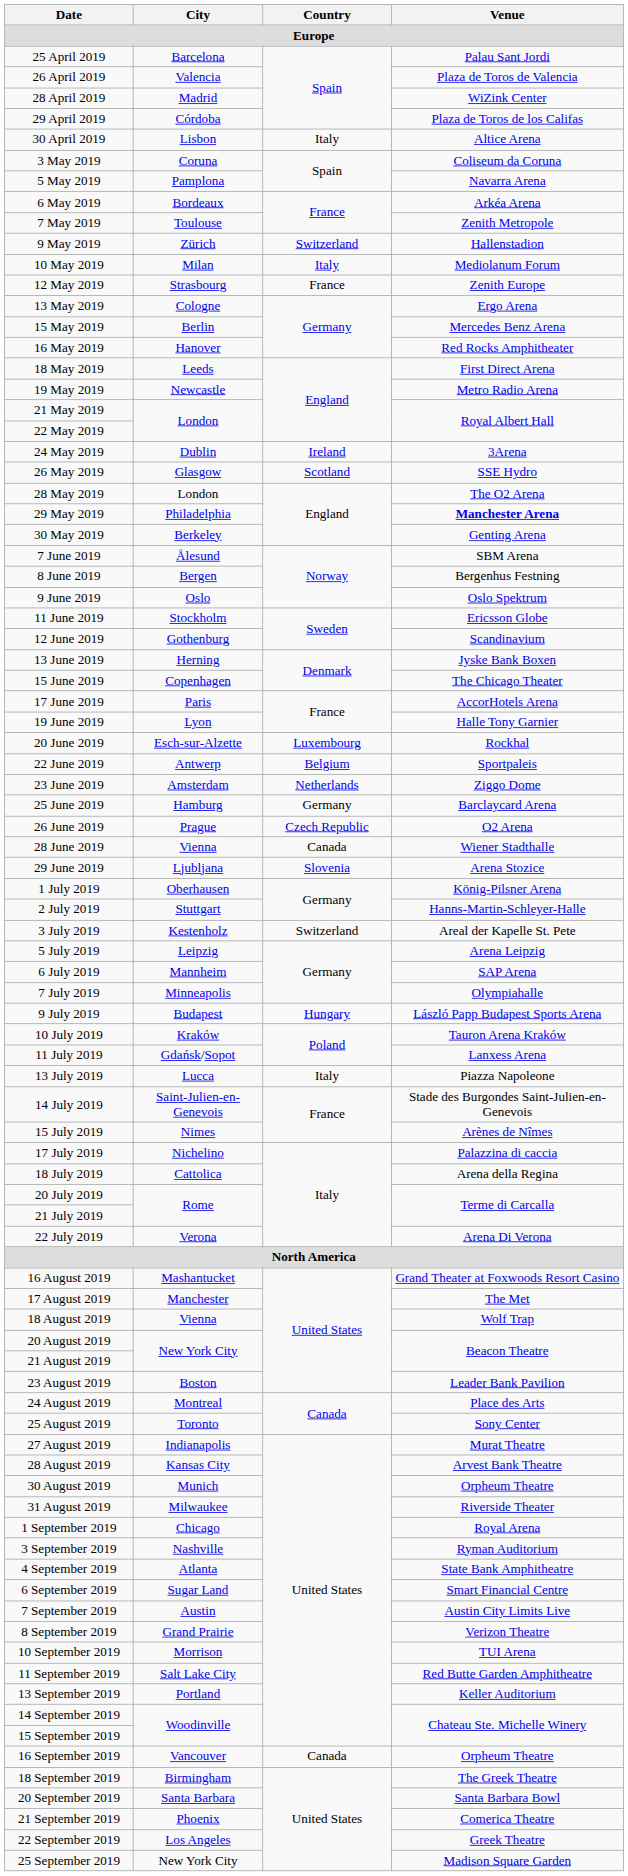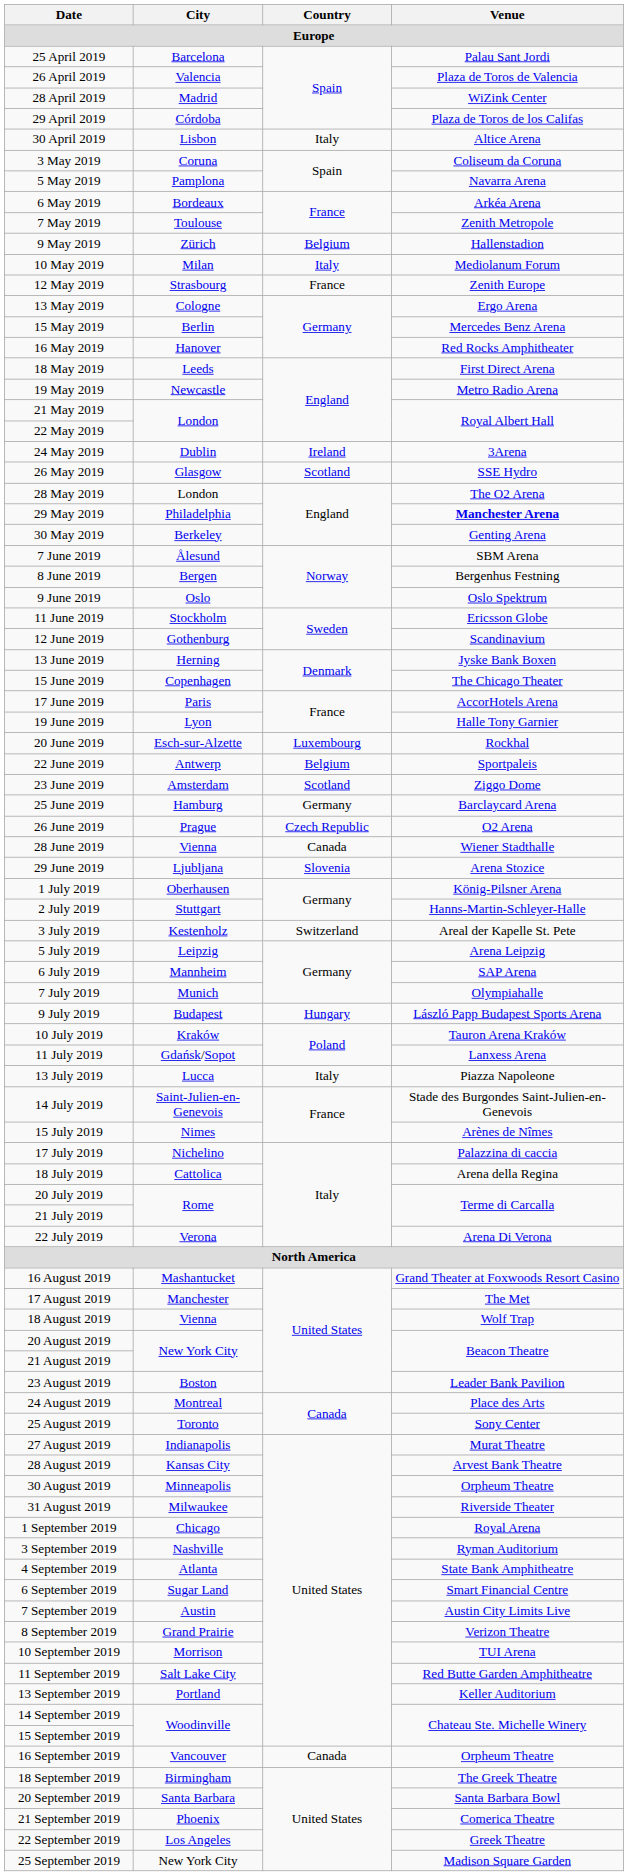(327, 243) Switzerland -> (327, 243) Belgium
(327, 784) Netherlands -> (327, 784) Scotland
(198, 992) Minneapolis -> (198, 992) Munich
(198, 1486) Munich -> (198, 1486) Minneapolis
